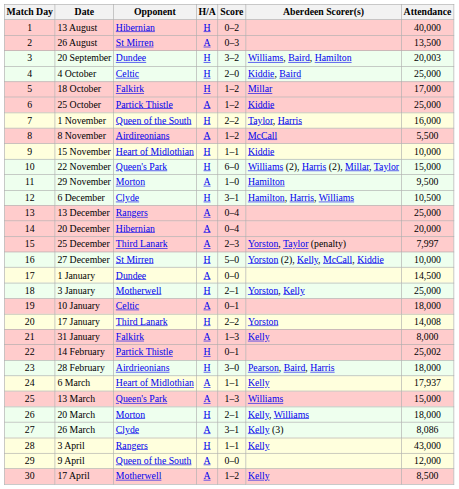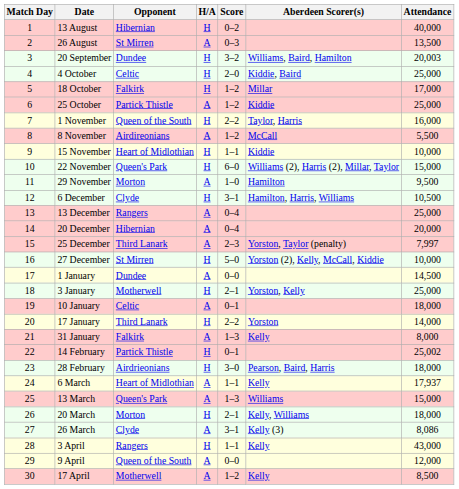(427, 321) 14,008 -> (427, 321) 14,000
